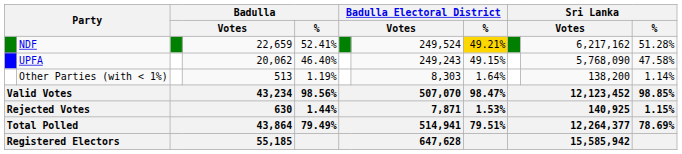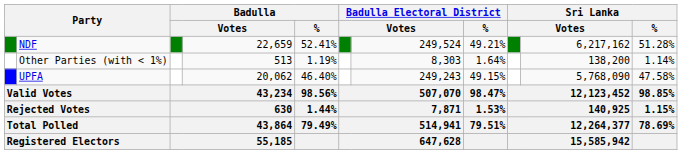(488, 45) gold background -> (488, 45) no background
rows swapped: (31, 61) <-> (93, 77)
